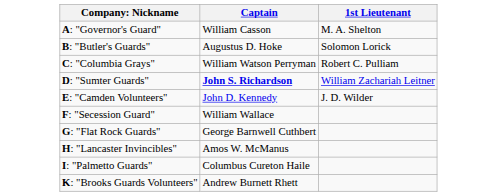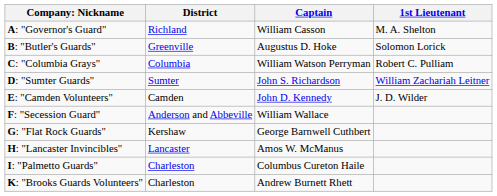+ column: (200, 13)
(247, 81) bold -> (299, 81) normal
